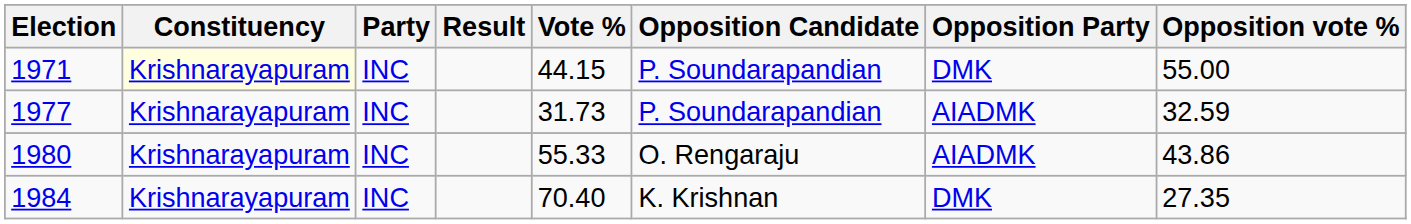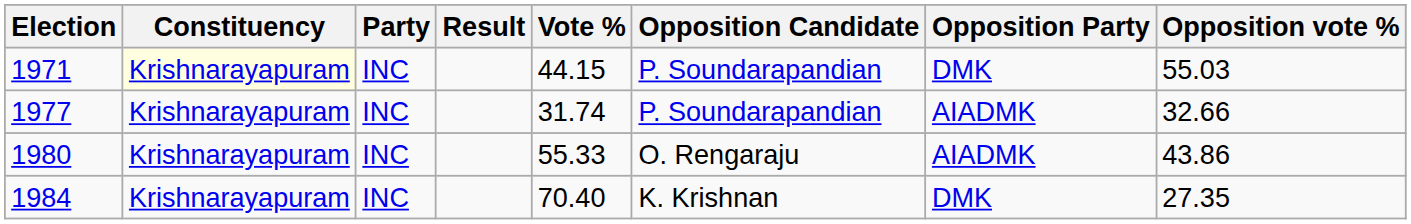(1196, 69) 55.00 -> (1196, 69) 55.03
(572, 112) 31.73 -> (572, 112) 31.74
(1196, 112) 32.59 -> (1196, 112) 32.66
